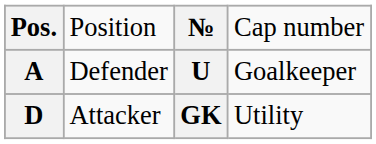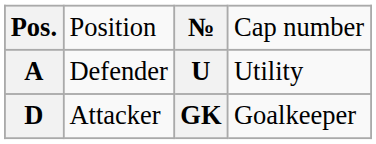(295, 71) Goalkeeper -> (269, 71) Utility
(269, 115) Utility -> (295, 115) Goalkeeper
